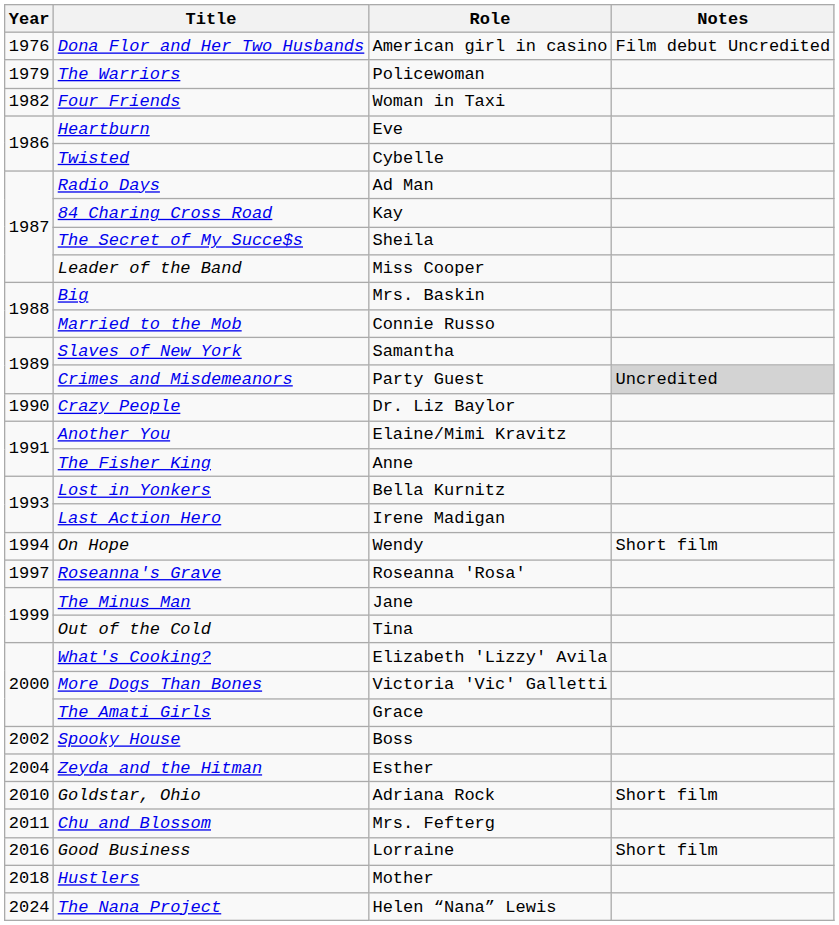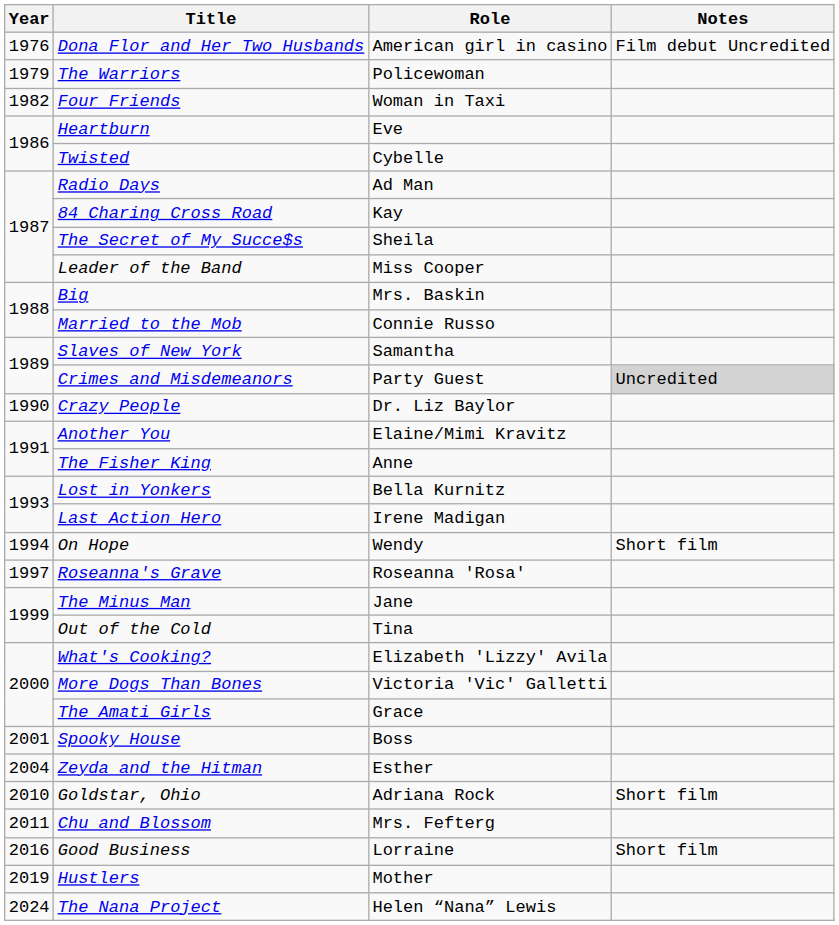(29, 740) 2002 -> (29, 740) 2001
(29, 879) 2018 -> (29, 879) 2019
